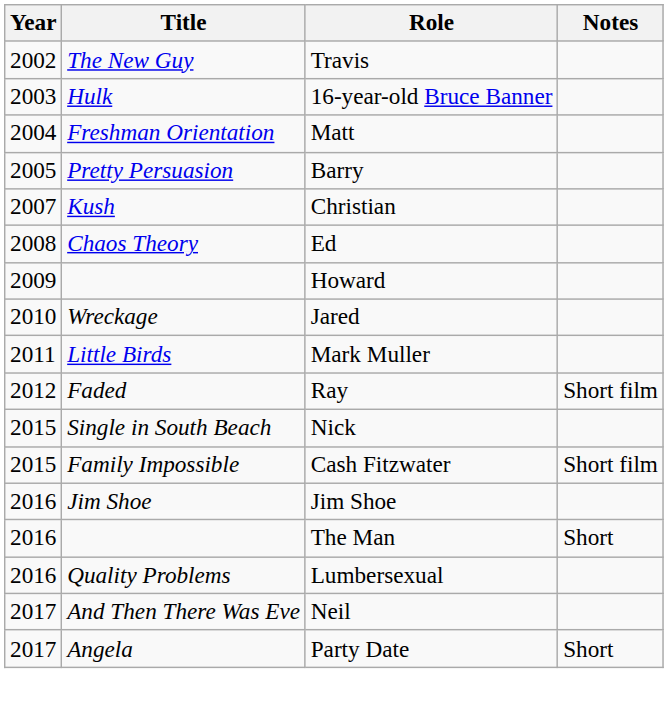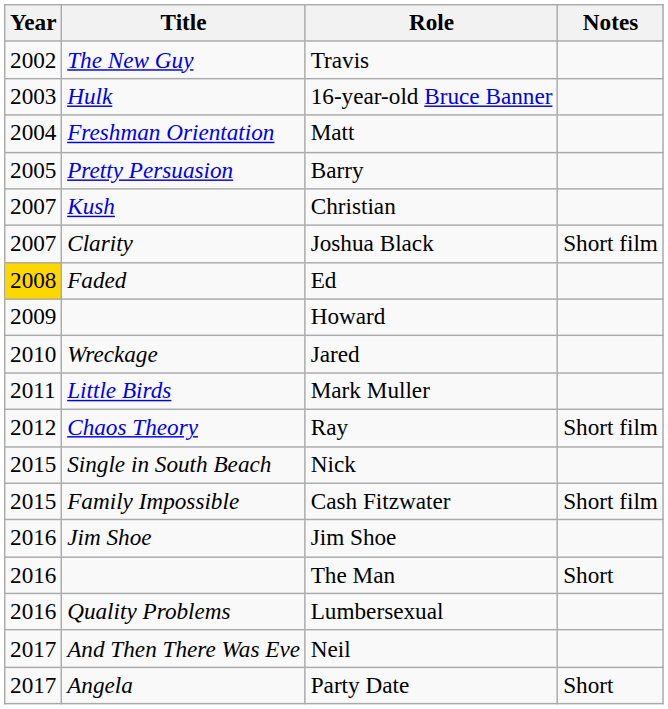+ row: (372, 243)
(33, 243) no background -> (33, 280) gold background
(133, 243) Chaos Theory -> (97, 280) Faded
(97, 390) Faded -> (133, 427) Chaos Theory
